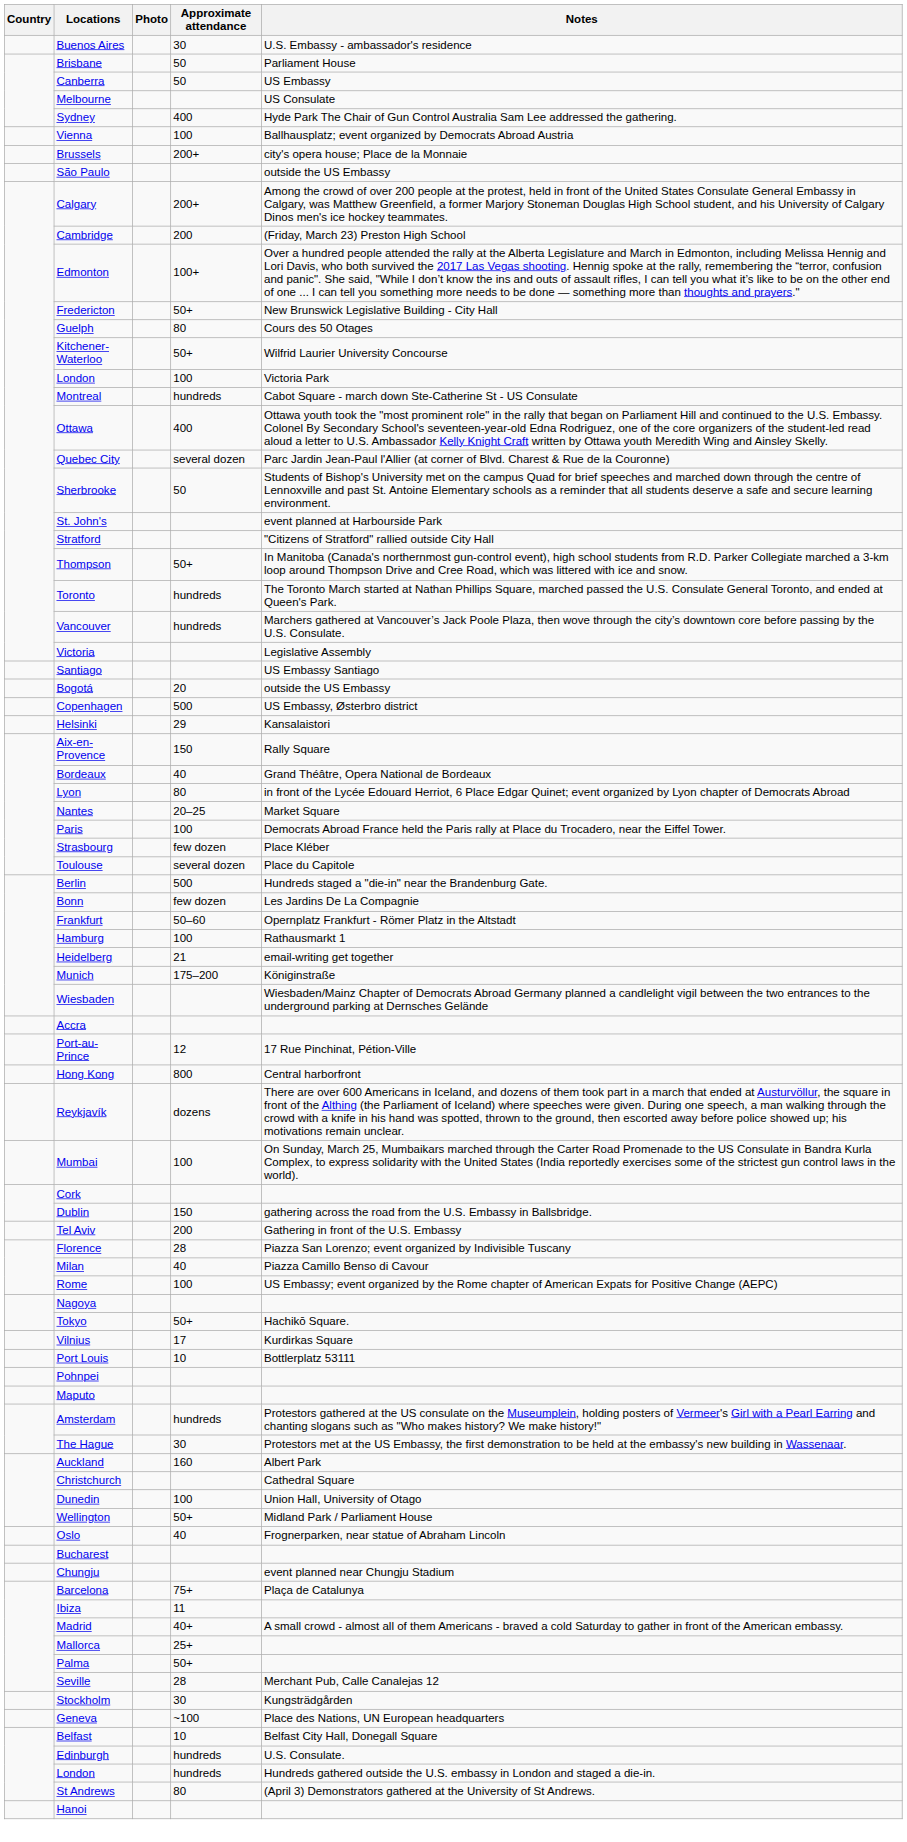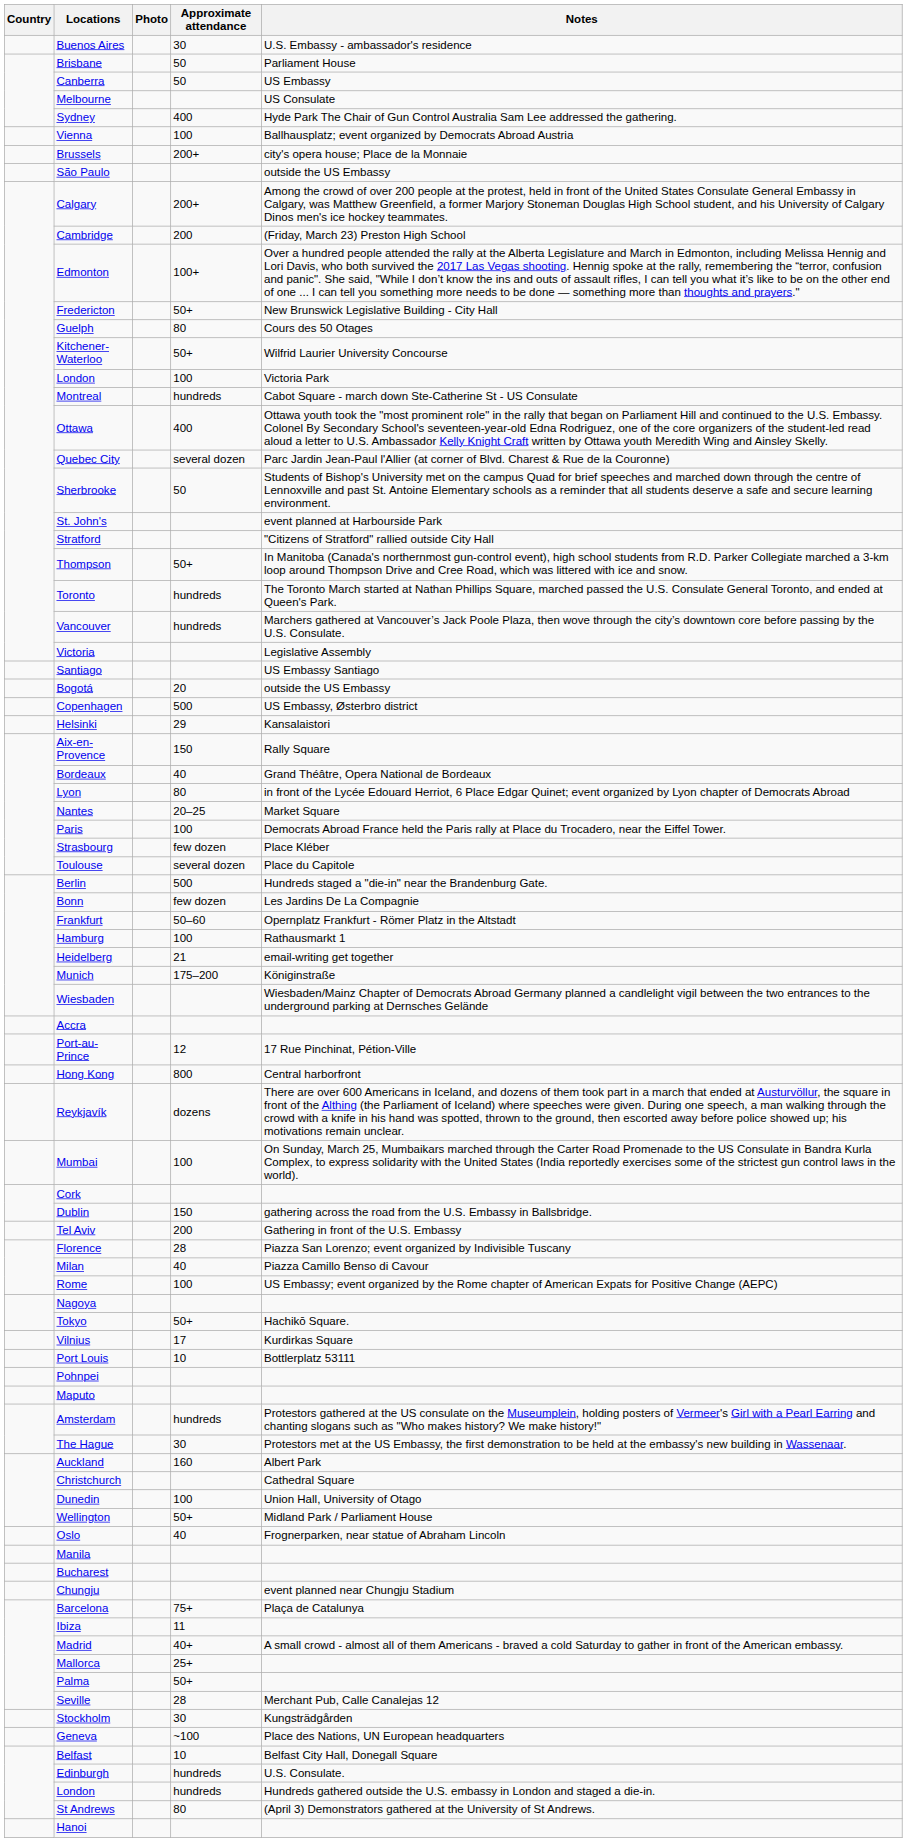+ row: (73, 1554)
